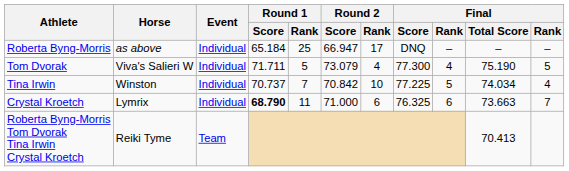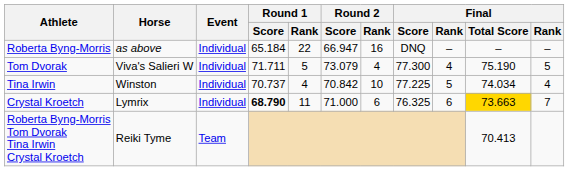(305, 49) 25 -> (305, 49) 22
(377, 49) 17 -> (377, 49) 16
(305, 85) 7 -> (305, 85) 4
(498, 102) no background -> (498, 102) gold background
